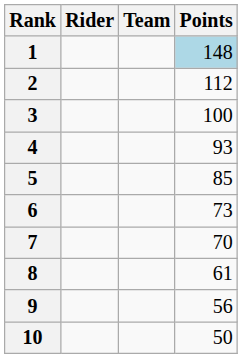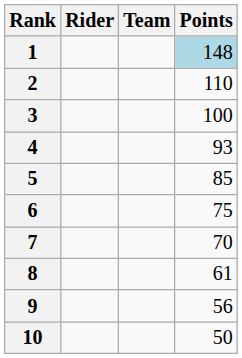(218, 83) 112 -> (218, 83) 110
(223, 210) 73 -> (223, 210) 75
